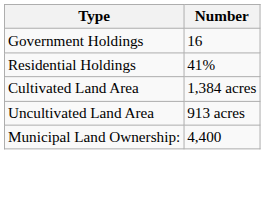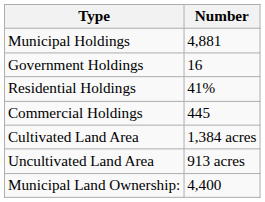+ row: (69, 40)
+ row: (75, 112)
